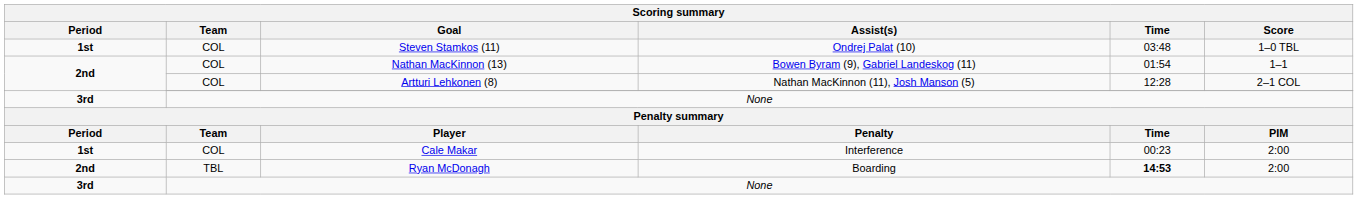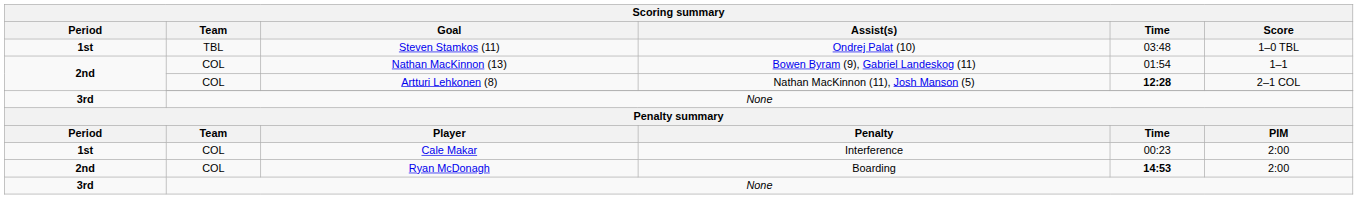(213, 47) COL -> (213, 47) TBL
(1157, 82) normal -> (1157, 82) bold
(213, 168) TBL -> (213, 168) COL
